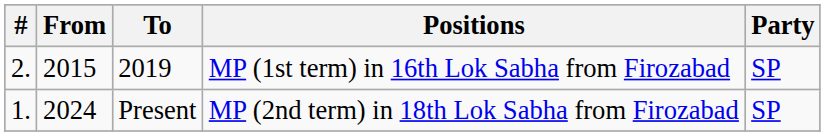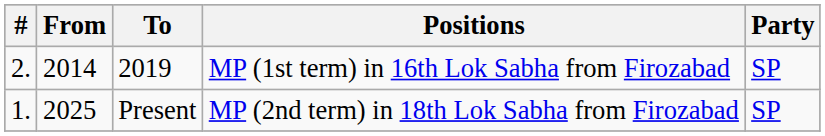(70, 67) 2015 -> (70, 67) 2014
(70, 109) 2024 -> (70, 109) 2025
